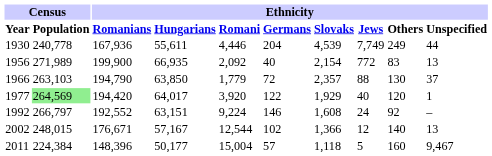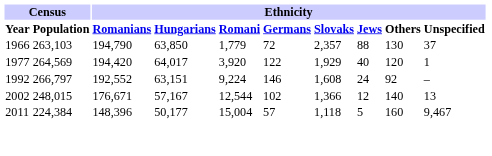- row: (17, 45)
- row: (17, 62)
(52, 95) lightgreen background -> (52, 62) no background
